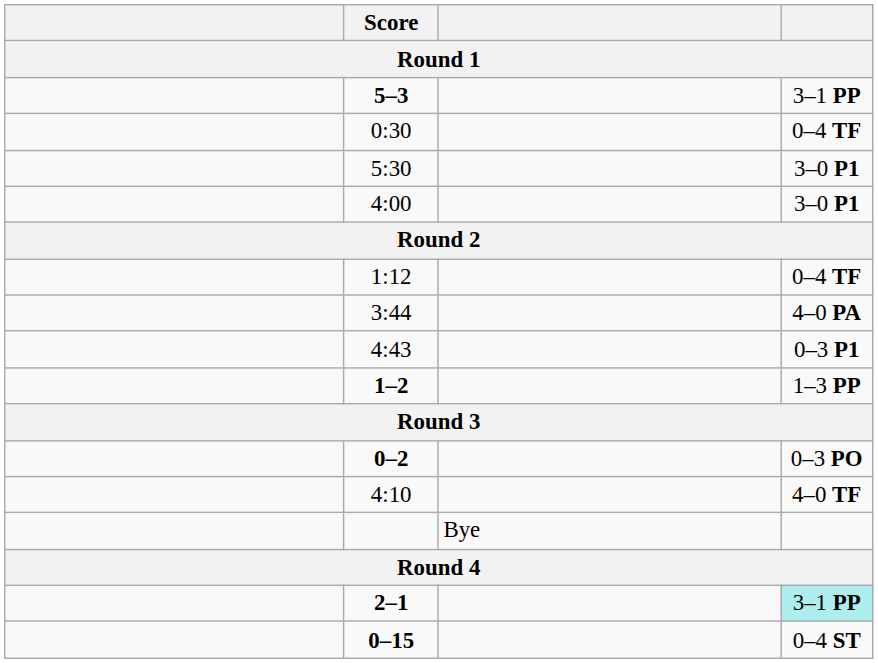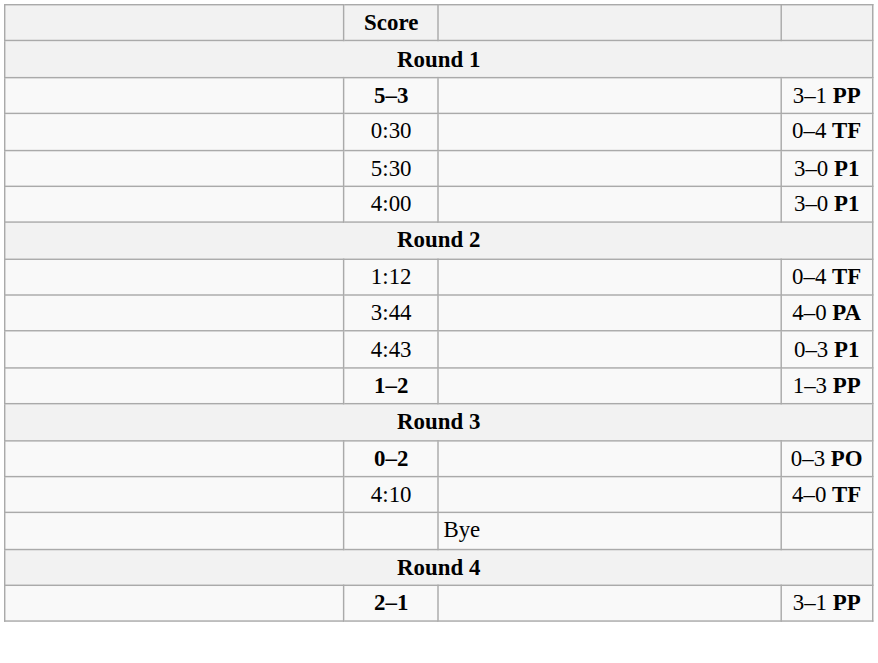(827, 603) paleturquoise background -> (827, 603) no background
- row: (391, 639)
